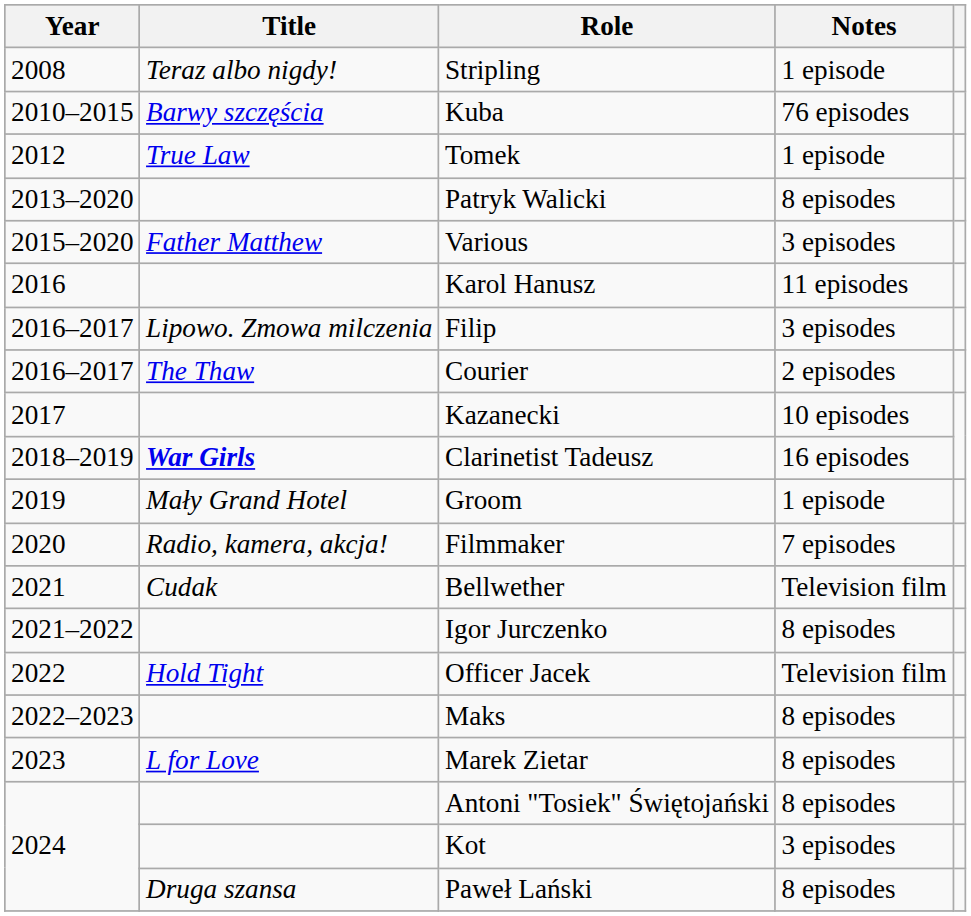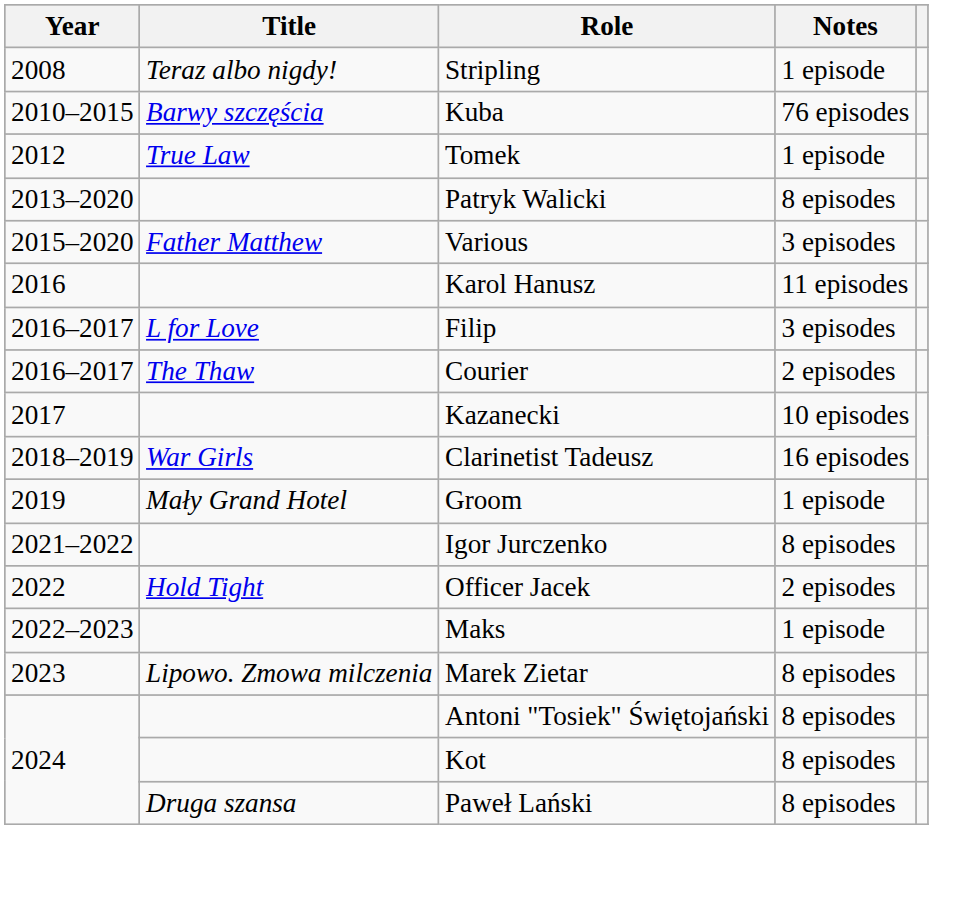(289, 328) Lipowo. Zmowa milczenia -> (202, 328) L for Love
(201, 457) bold -> (200, 457) normal
- row: (505, 543)
- row: (505, 586)
(864, 673) Television film -> (839, 586) 2 episodes
(839, 716) 8 episodes -> (833, 629) 1 episode
(202, 759) L for Love -> (289, 673) Lipowo. Zmowa milczenia
(839, 845) 3 episodes -> (839, 759) 8 episodes
